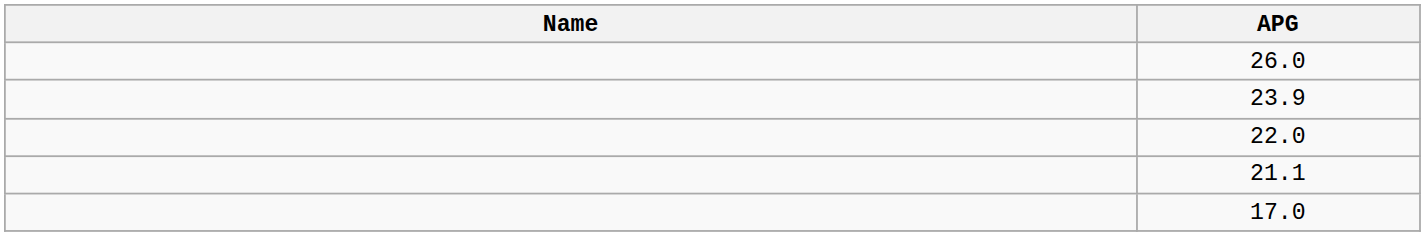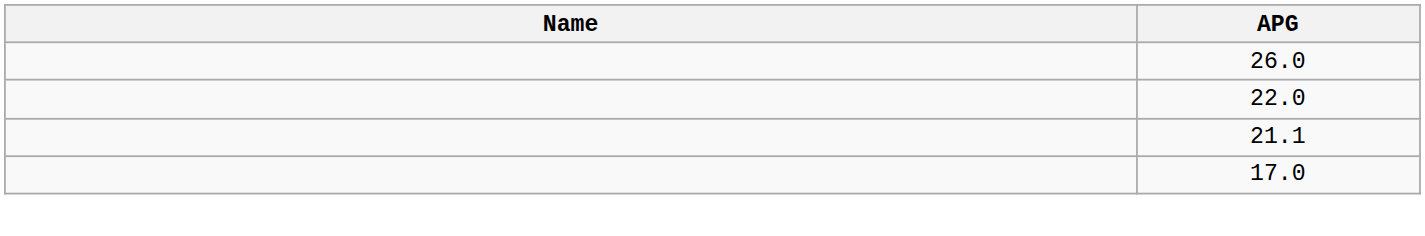- row: (1278, 99)
